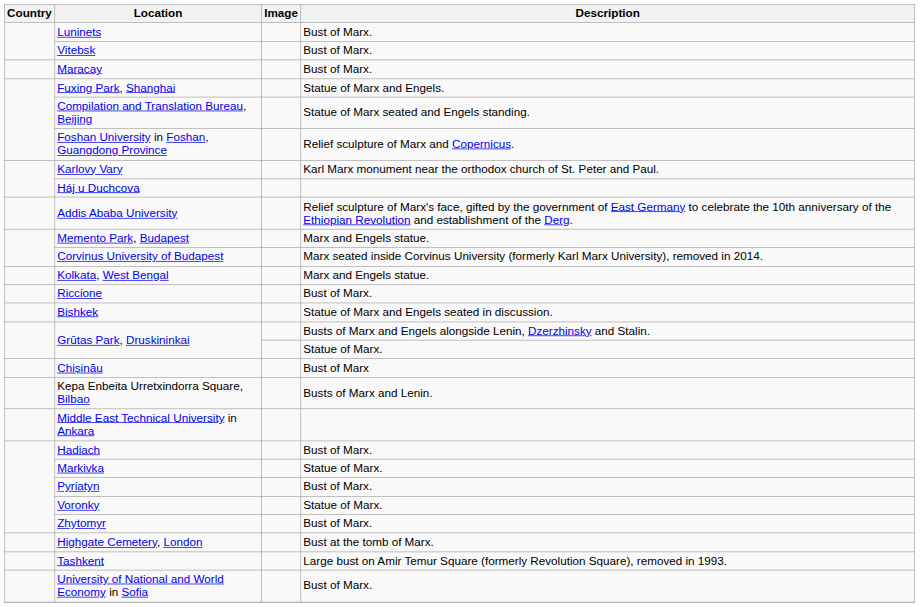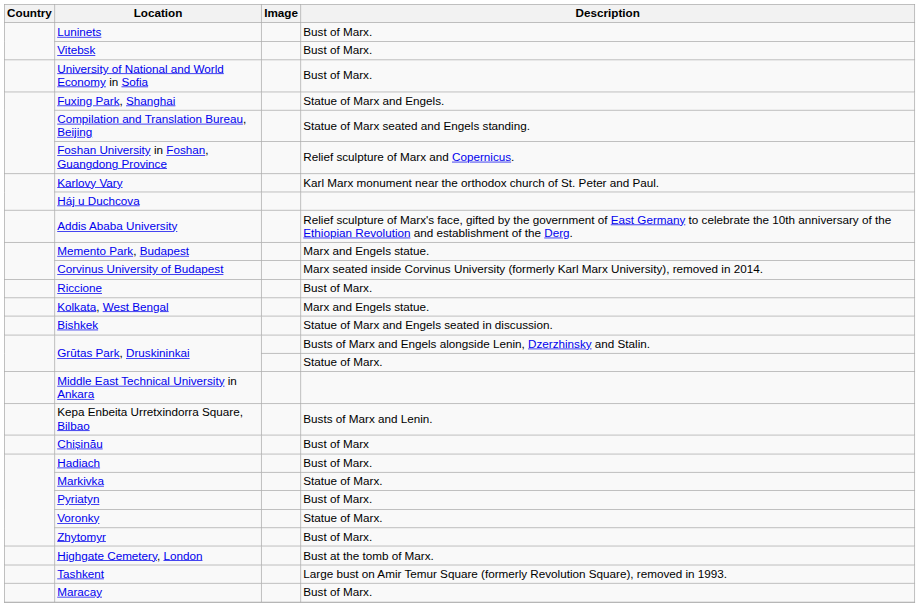rows swapped: (141, 586) <-> (80, 69)
rows swapped: (113, 275) <-> (80, 293)
rows swapped: (80, 368) <-> (147, 424)
